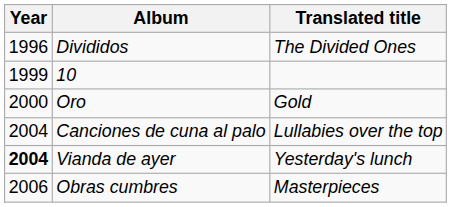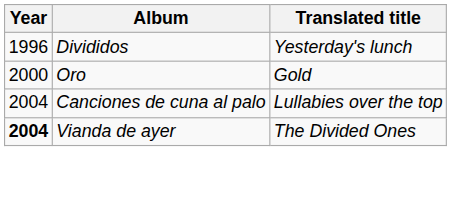(345, 46) The Divided Ones -> (343, 46) Yesterday's lunch
- row: (66, 74)
(343, 159) Yesterday's lunch -> (345, 131) The Divided Ones
- row: (117, 187)
